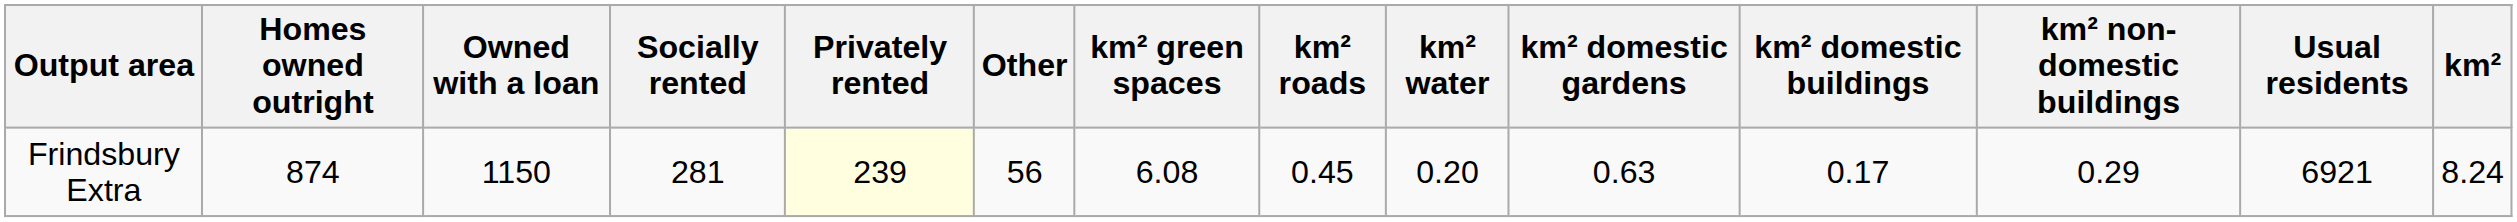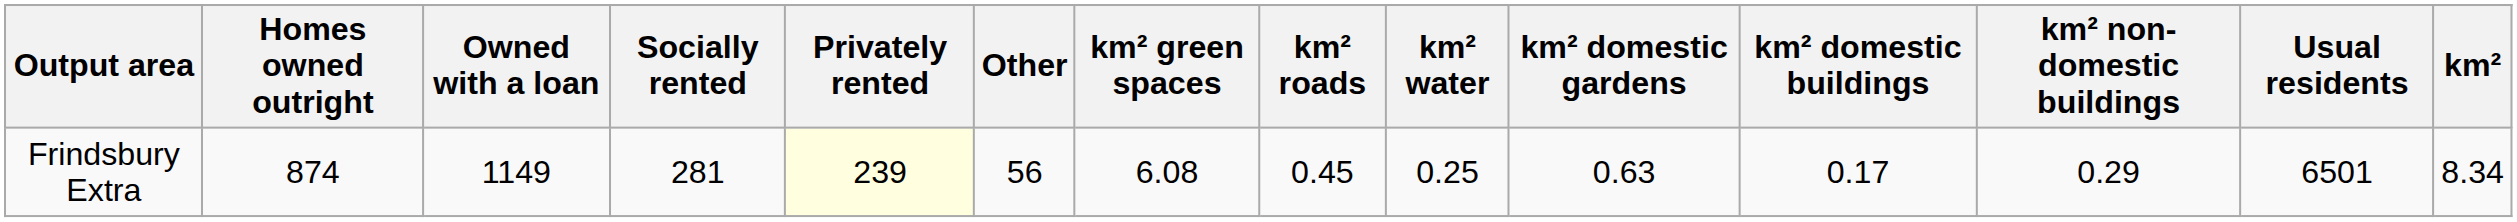(516, 171) 1150 -> (516, 171) 1149
(1447, 171) 0.20 -> (1447, 171) 0.25
(2337, 171) 6921 -> (2337, 171) 6501
(2473, 171) 8.24 -> (2473, 171) 8.34
